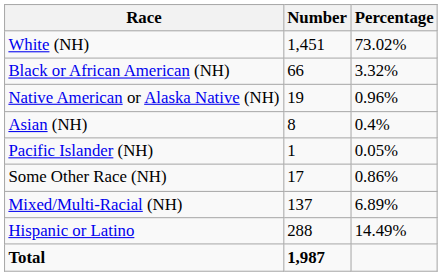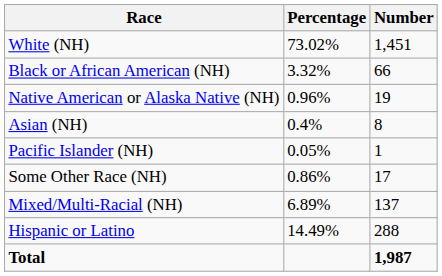columns swapped: (317, 17) <-> (394, 17)
